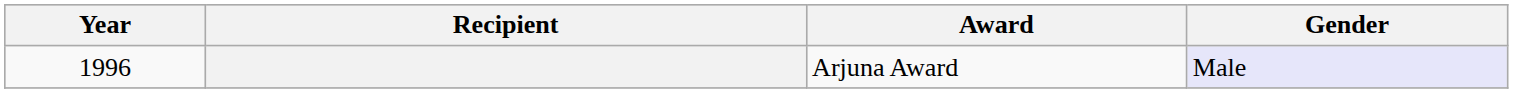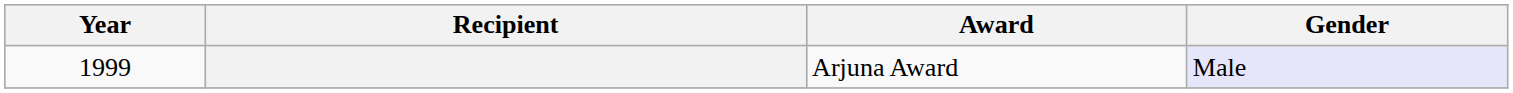(105, 66) 1996 -> (105, 66) 1999
